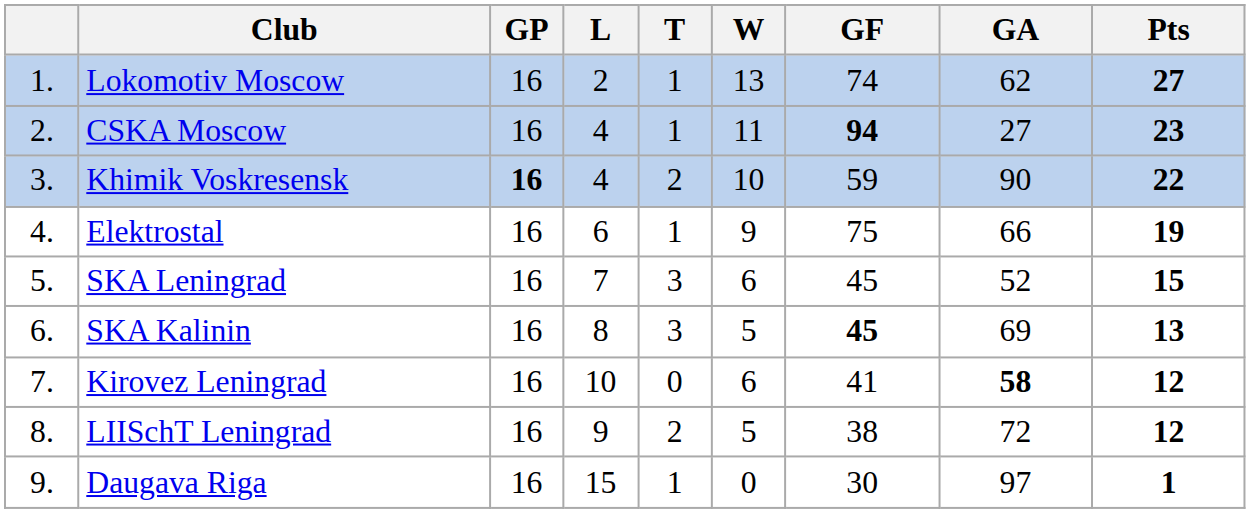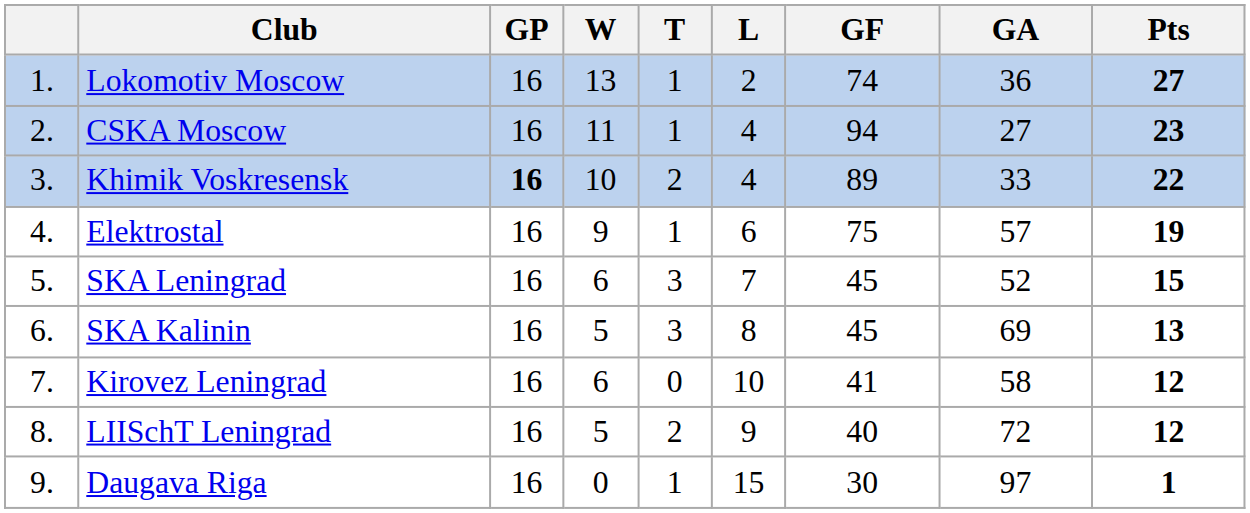columns swapped: (749, 29) <-> (601, 29)
(1015, 79) 62 -> (1015, 79) 36
(862, 130) bold -> (862, 130) normal
(862, 180) 59 -> (862, 180) 89
(1015, 180) 90 -> (1015, 180) 33
(1015, 230) 66 -> (1015, 230) 57
(862, 331) bold -> (862, 331) normal
(1015, 381) bold -> (1015, 381) normal
(862, 431) 38 -> (862, 431) 40
